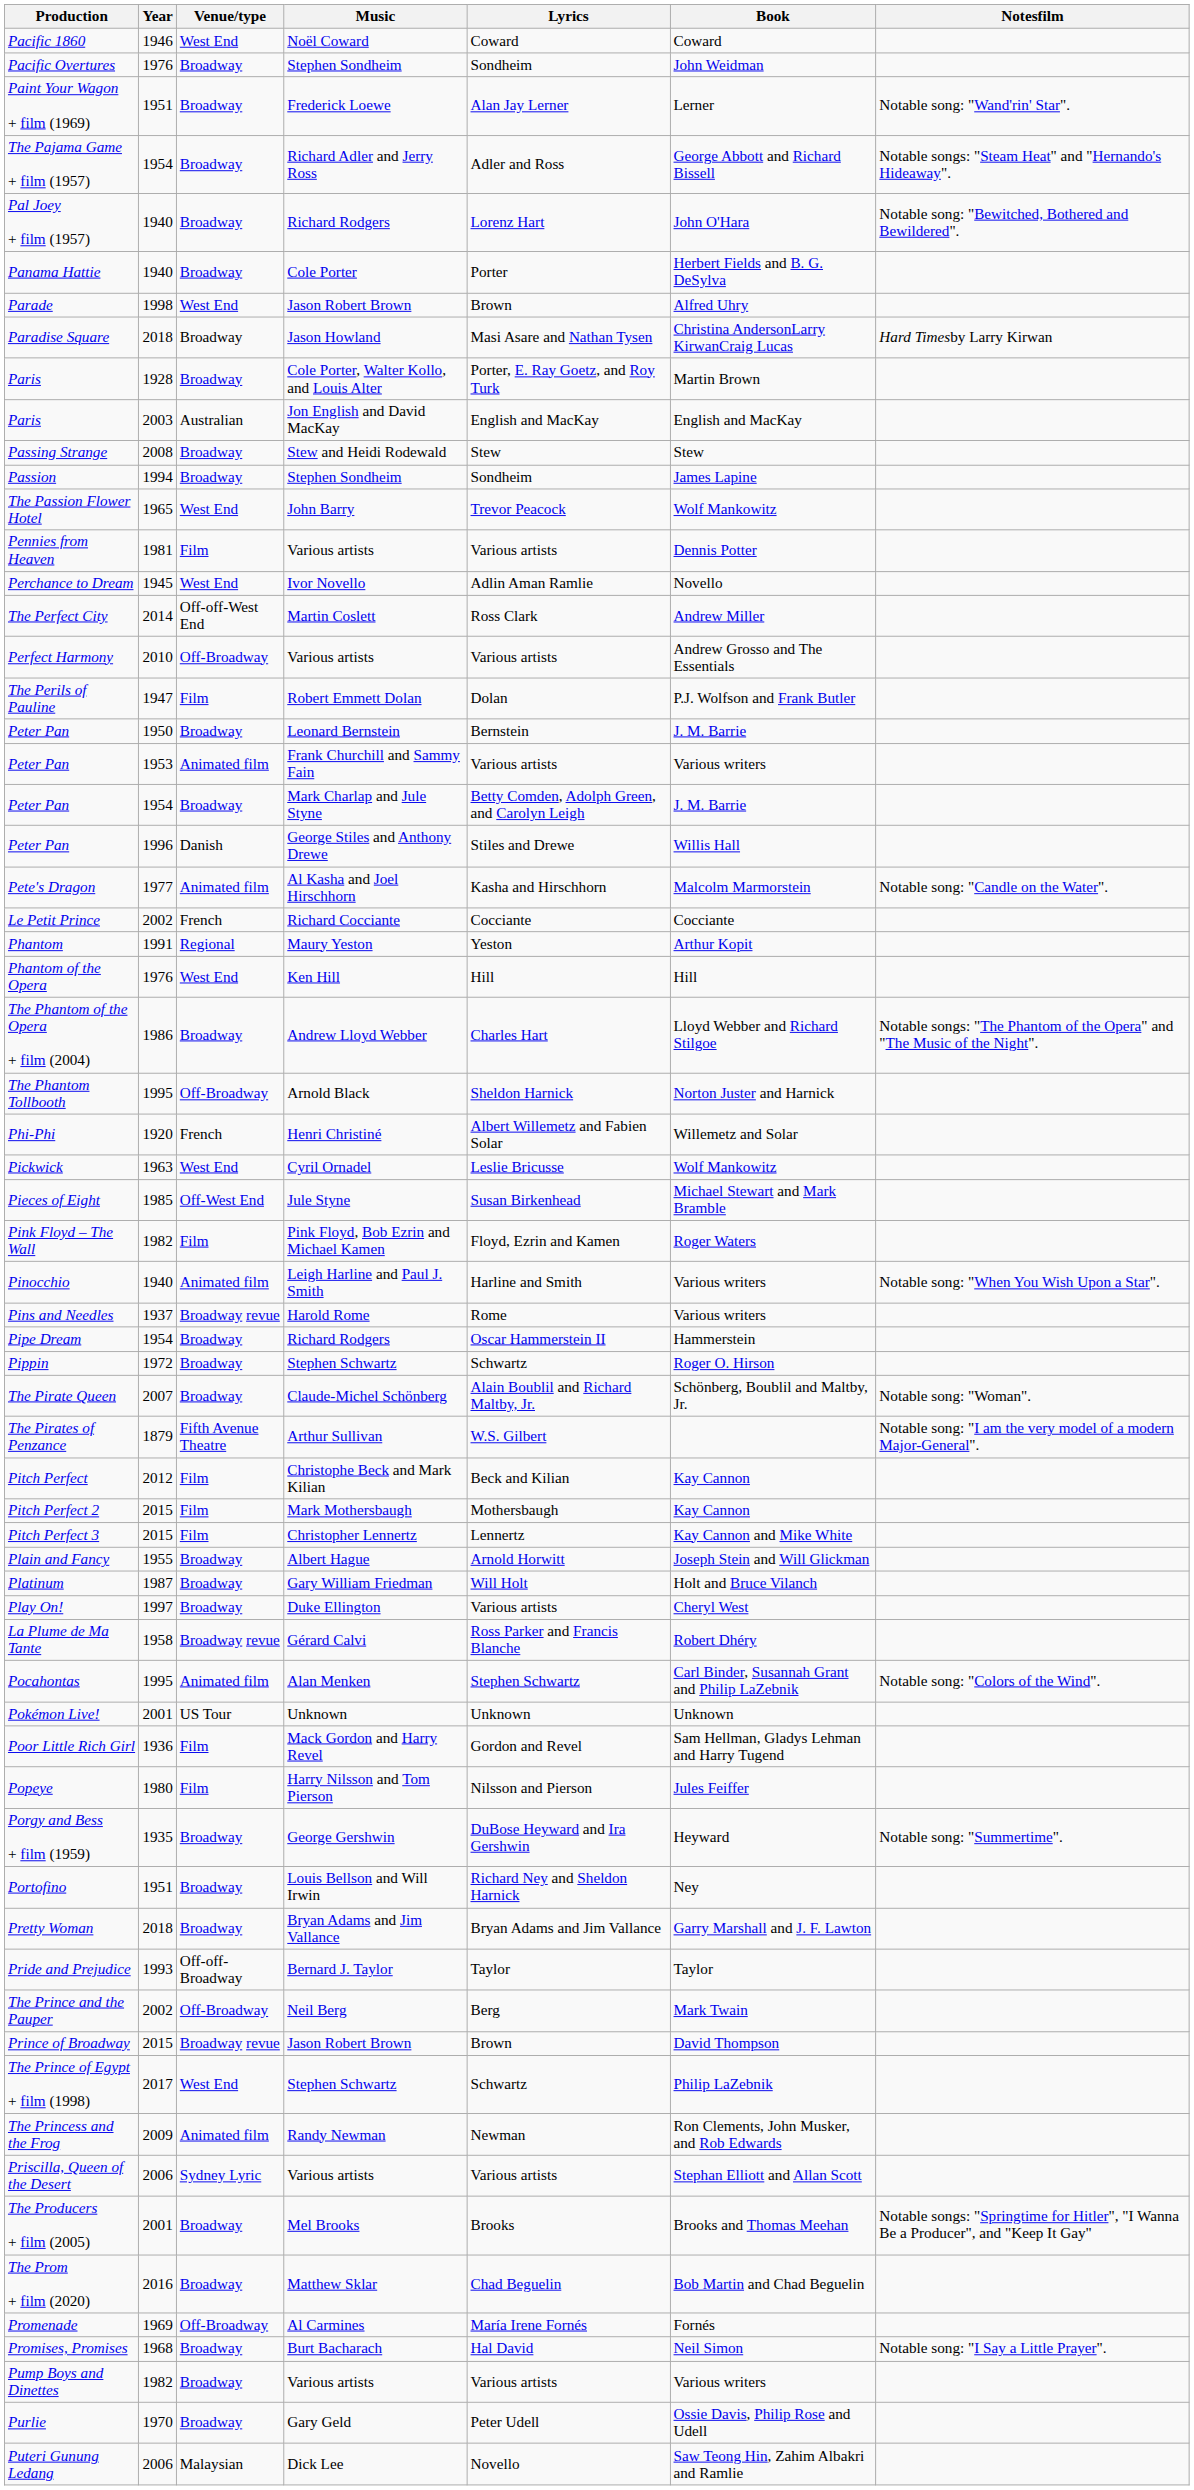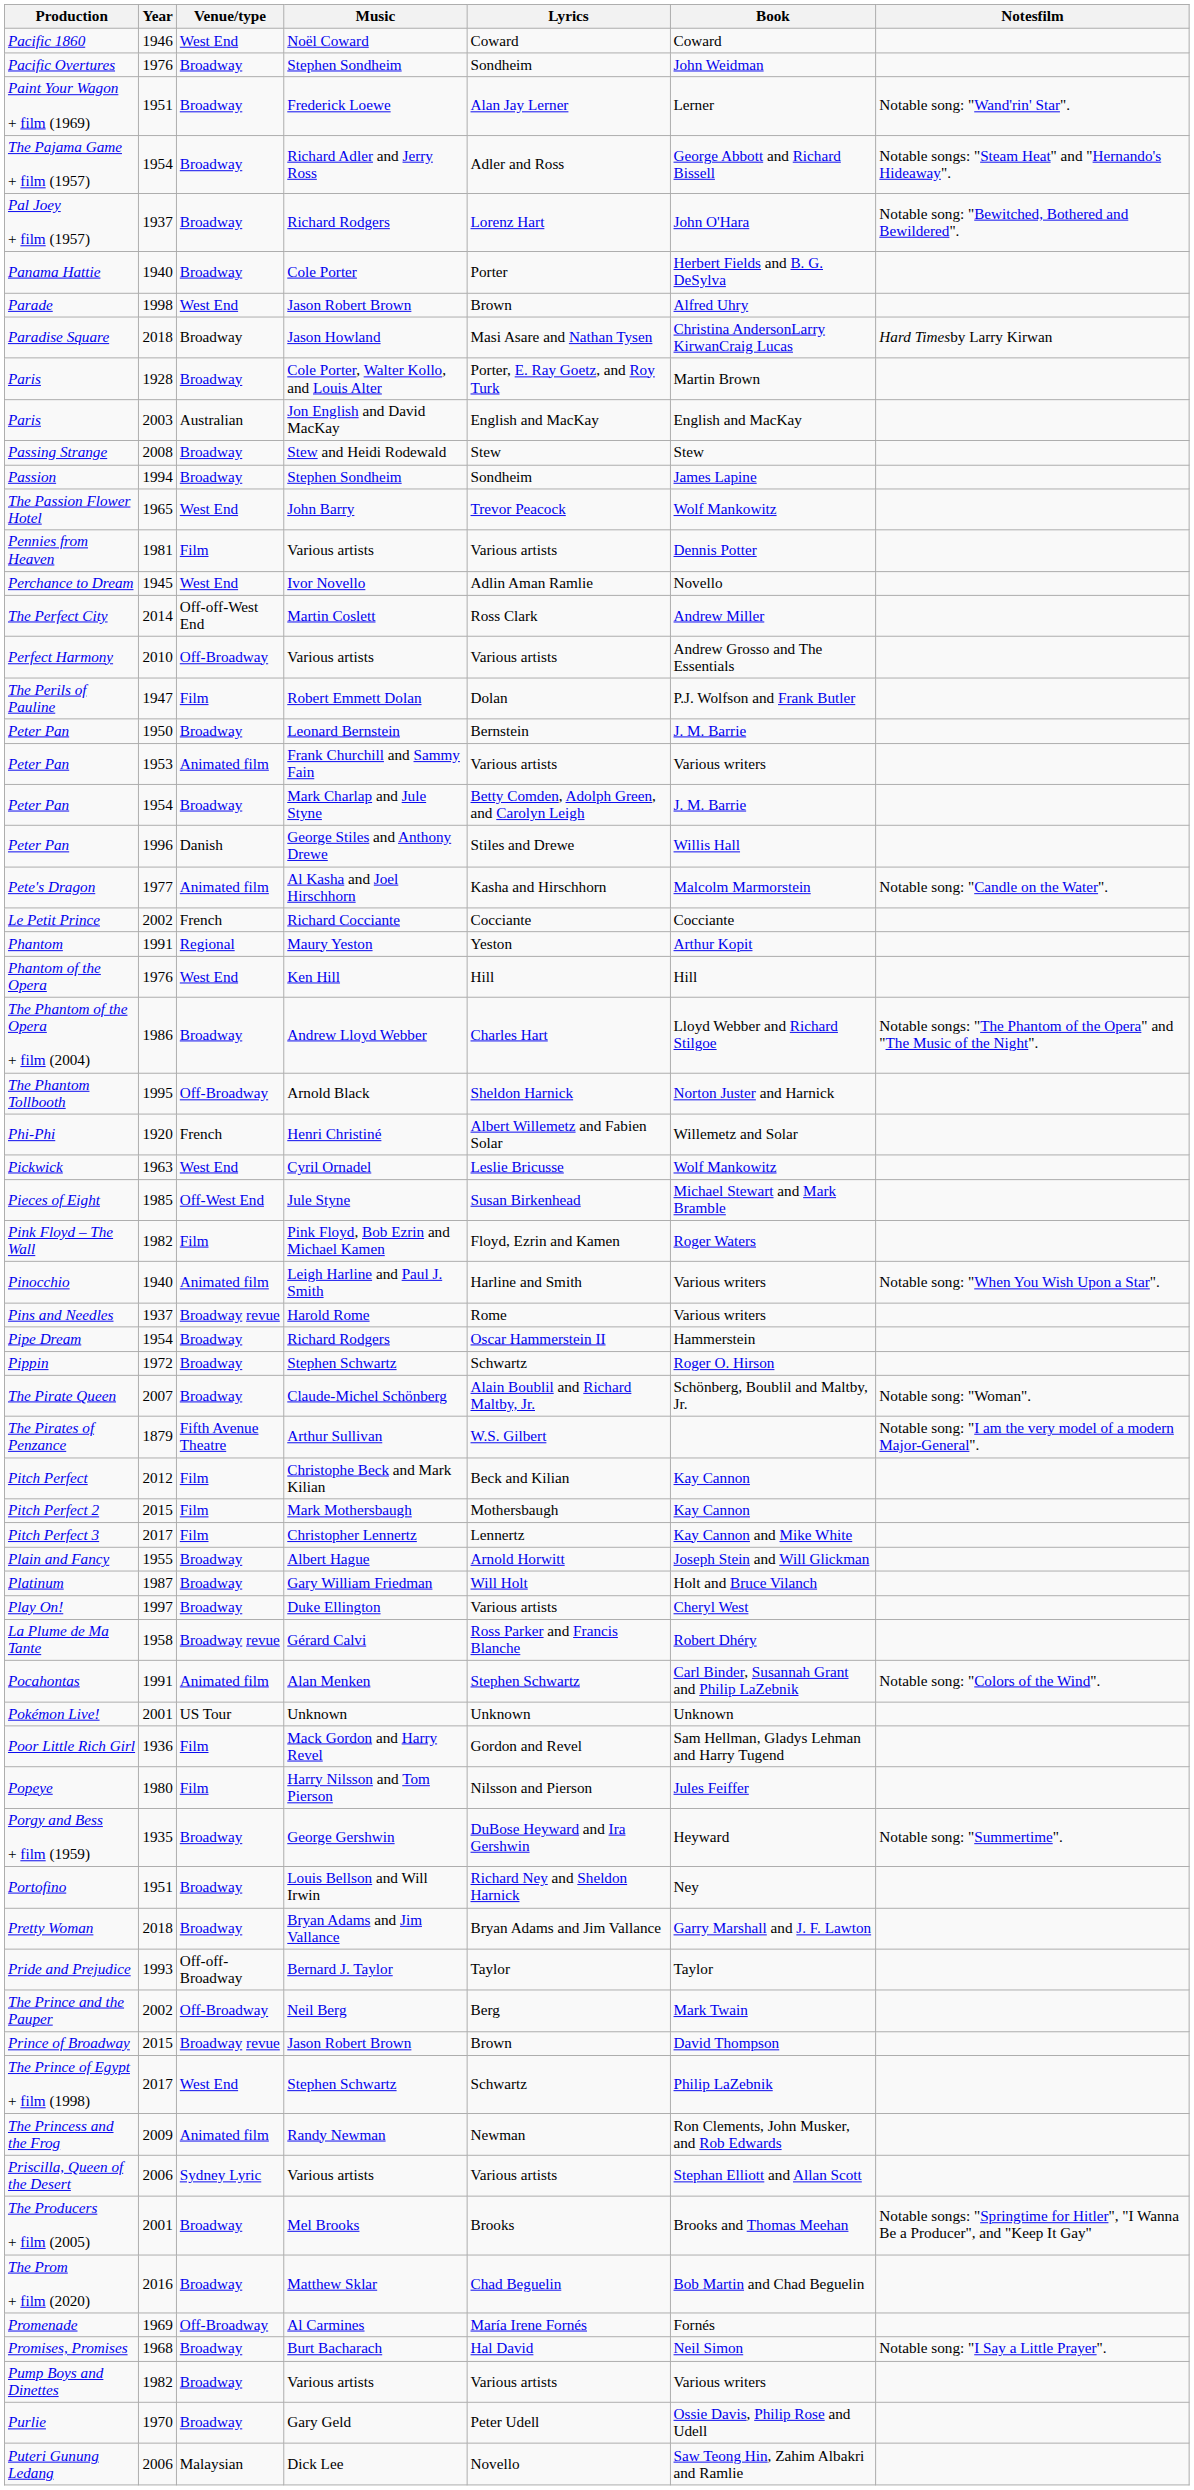(158, 222) 1940 -> (158, 222) 1937
(158, 1535) 2015 -> (158, 1535) 2017
(158, 1681) 1995 -> (158, 1681) 1991
